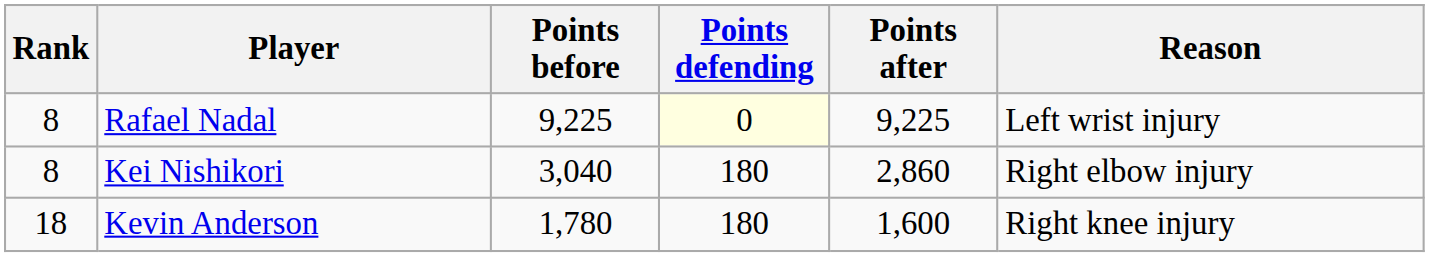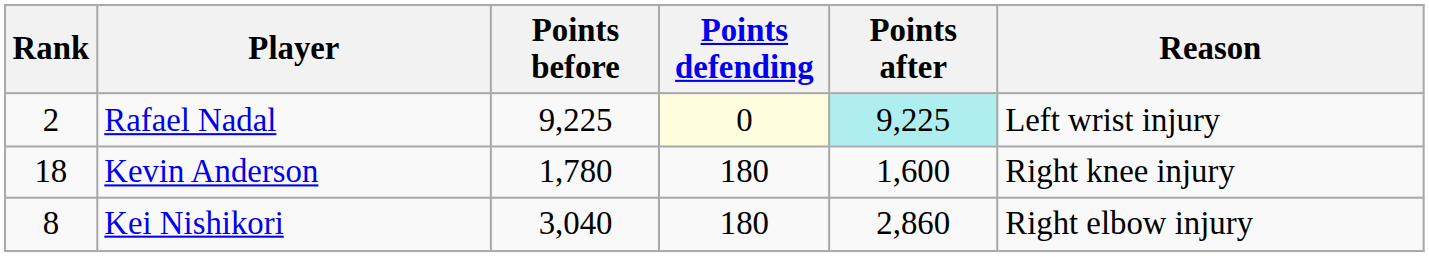(51, 119) 8 -> (51, 119) 2
(913, 119) no background -> (913, 119) paleturquoise background
rows swapped: (194, 171) <-> (211, 223)
